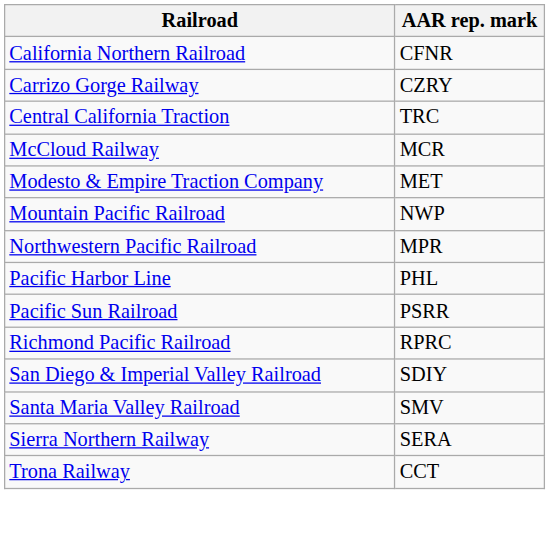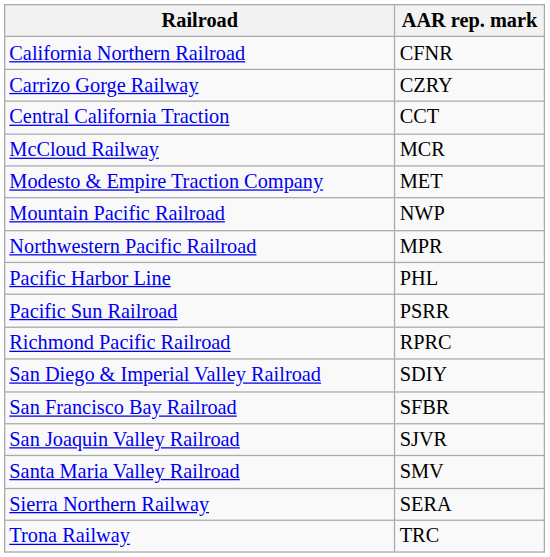(419, 117) TRC -> (419, 117) CCT
+ row: (123, 407)
+ row: (125, 439)
(419, 471) CCT -> (419, 536) TRC
